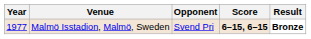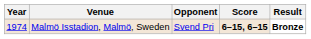(17, 27) 1977 -> (17, 27) 1974
